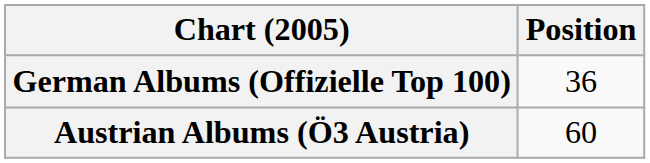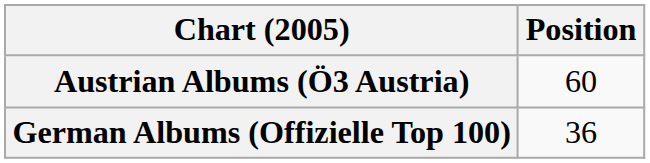rows swapped: (262, 132) <-> (262, 81)
